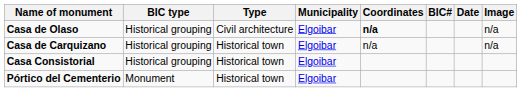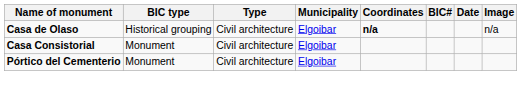- row: (56, 45)
(168, 62) Historical grouping -> (150, 45) Monument
(250, 62) Historical town -> (255, 45) Civil architecture
(250, 78) Historical town -> (255, 62) Civil architecture
